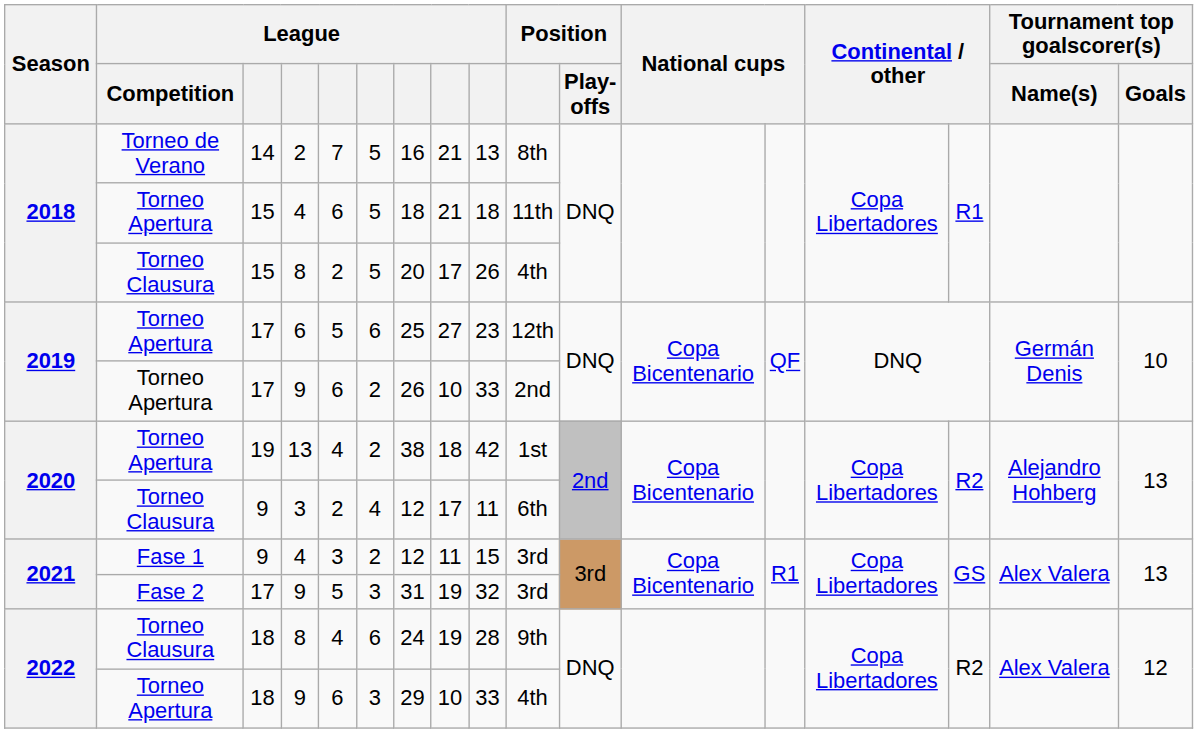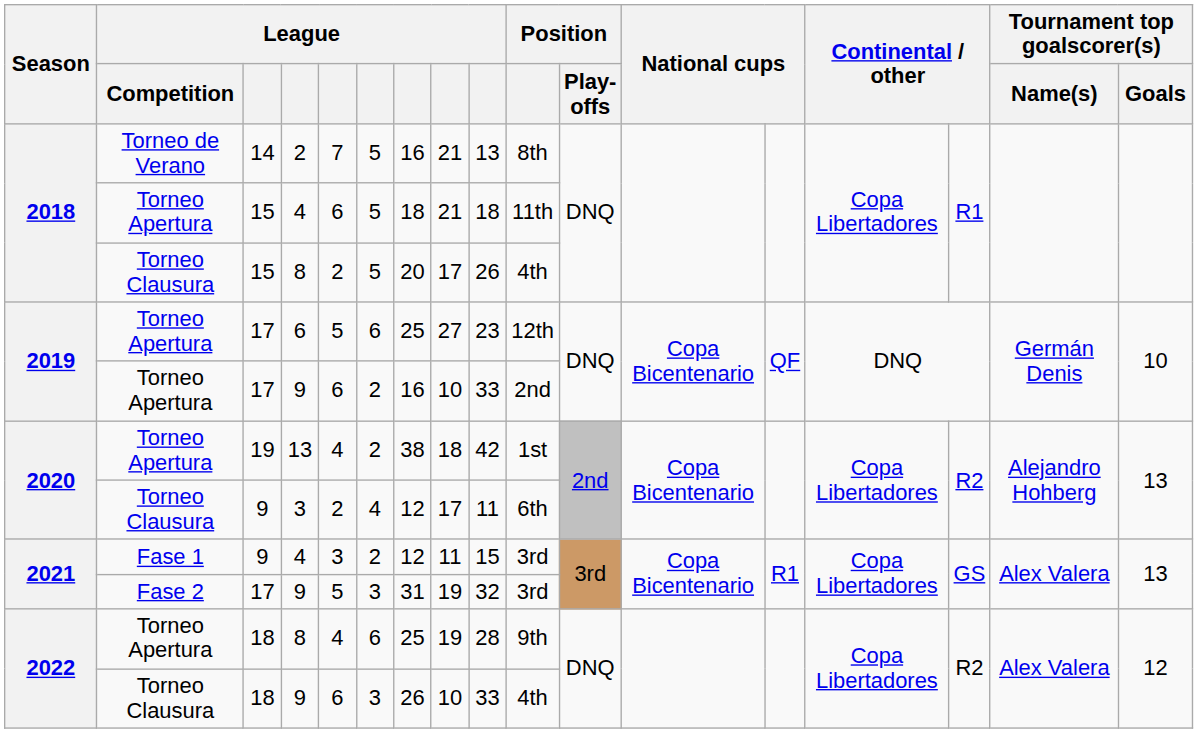(412, 390) 26 -> (412, 390) 16
(170, 638) Torneo Clausura -> (170, 638) Torneo Apertura
(412, 638) 24 -> (412, 638) 25
(170, 697) Torneo Apertura -> (170, 697) Torneo Clausura
(412, 697) 29 -> (412, 697) 26
